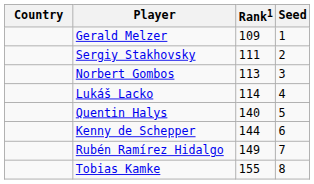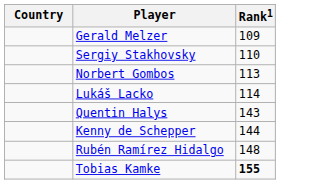- column: (293, 15)
(249, 55) 111 -> (249, 55) 110
(249, 112) 140 -> (249, 112) 143
(249, 150) 149 -> (249, 150) 148
(249, 170) normal -> (249, 170) bold
